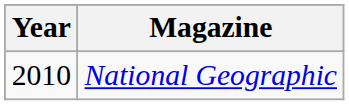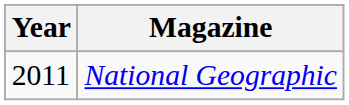(41, 74) 2010 -> (41, 74) 2011
